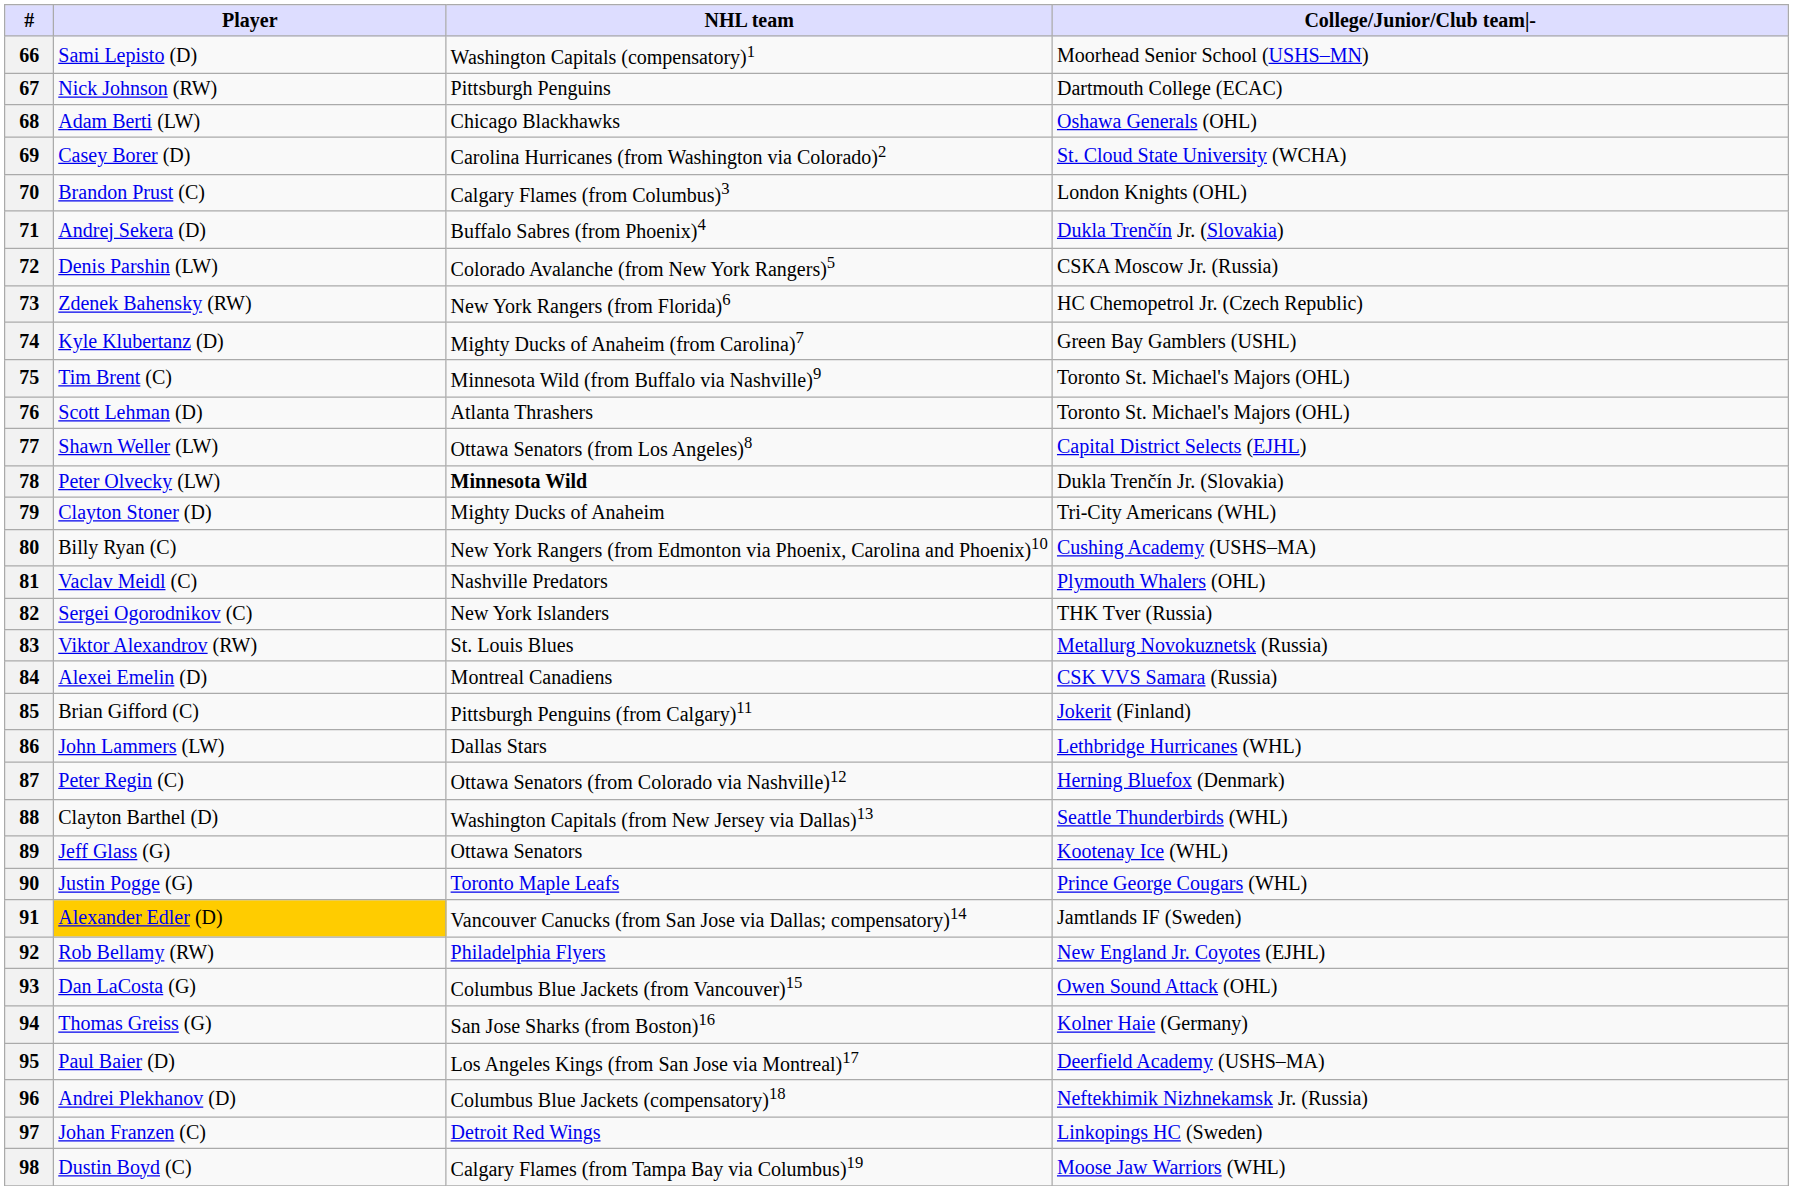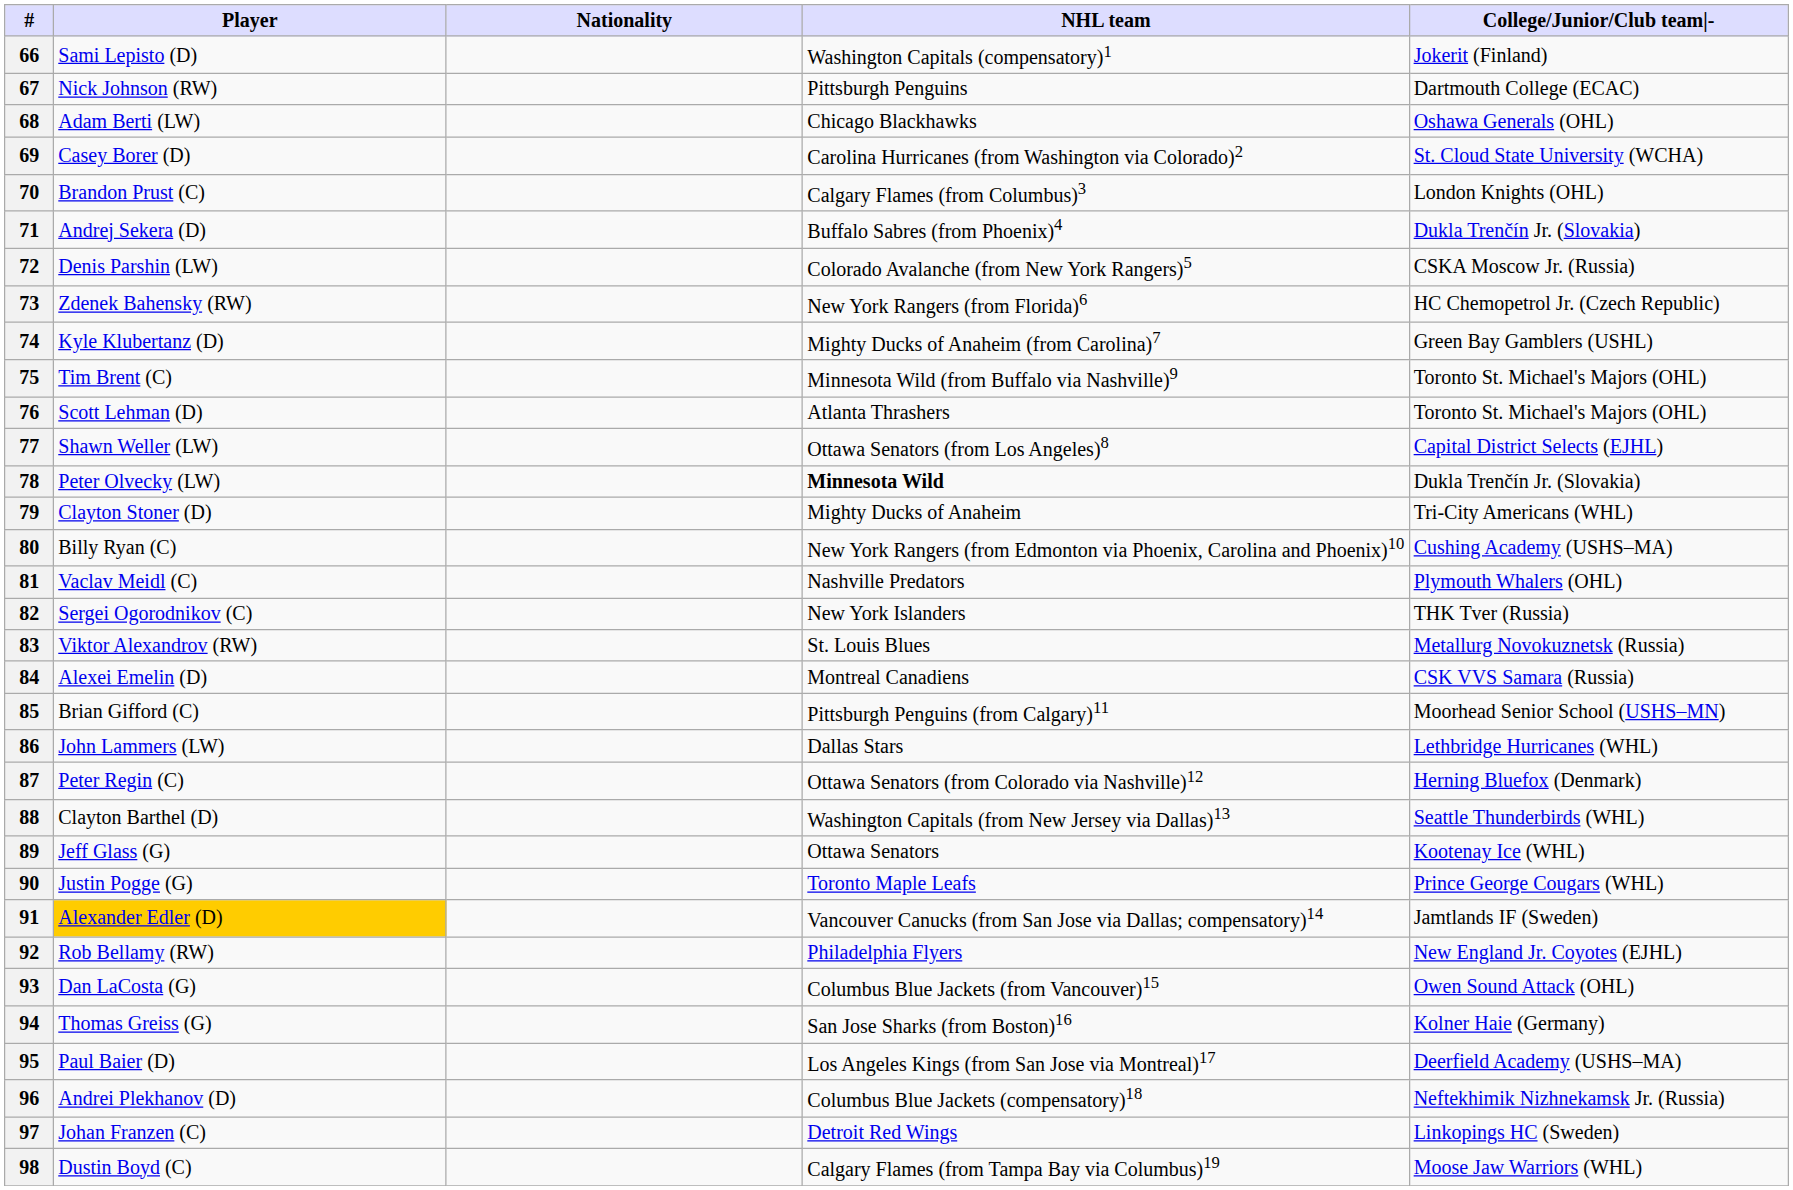+ column: (624, 20)
(1213, 54) Moorhead Senior School (USHS–MN) -> (1481, 54) Jokerit (Finland)
(1124, 711) Jokerit (Finland) -> (1569, 711) Moorhead Senior School (USHS–MN)
